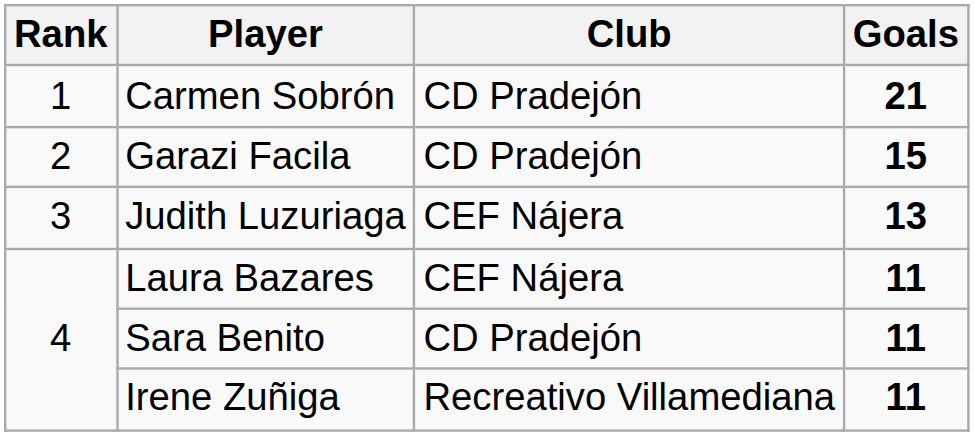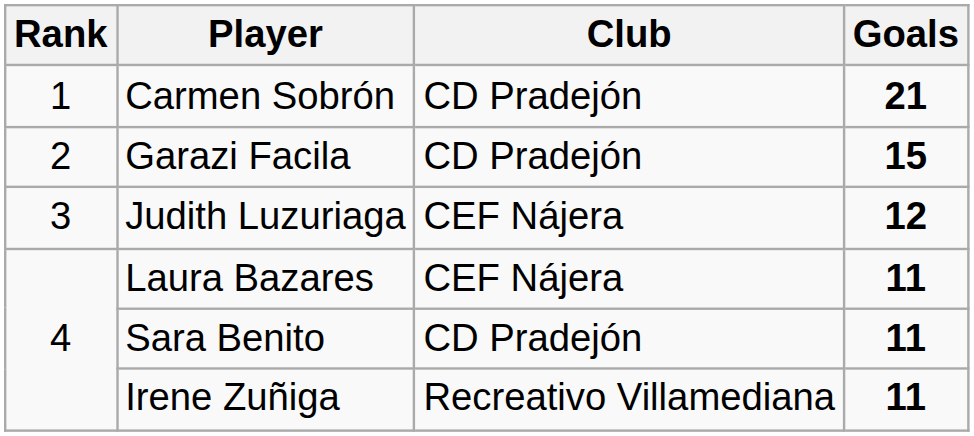(906, 216) 13 -> (906, 216) 12
